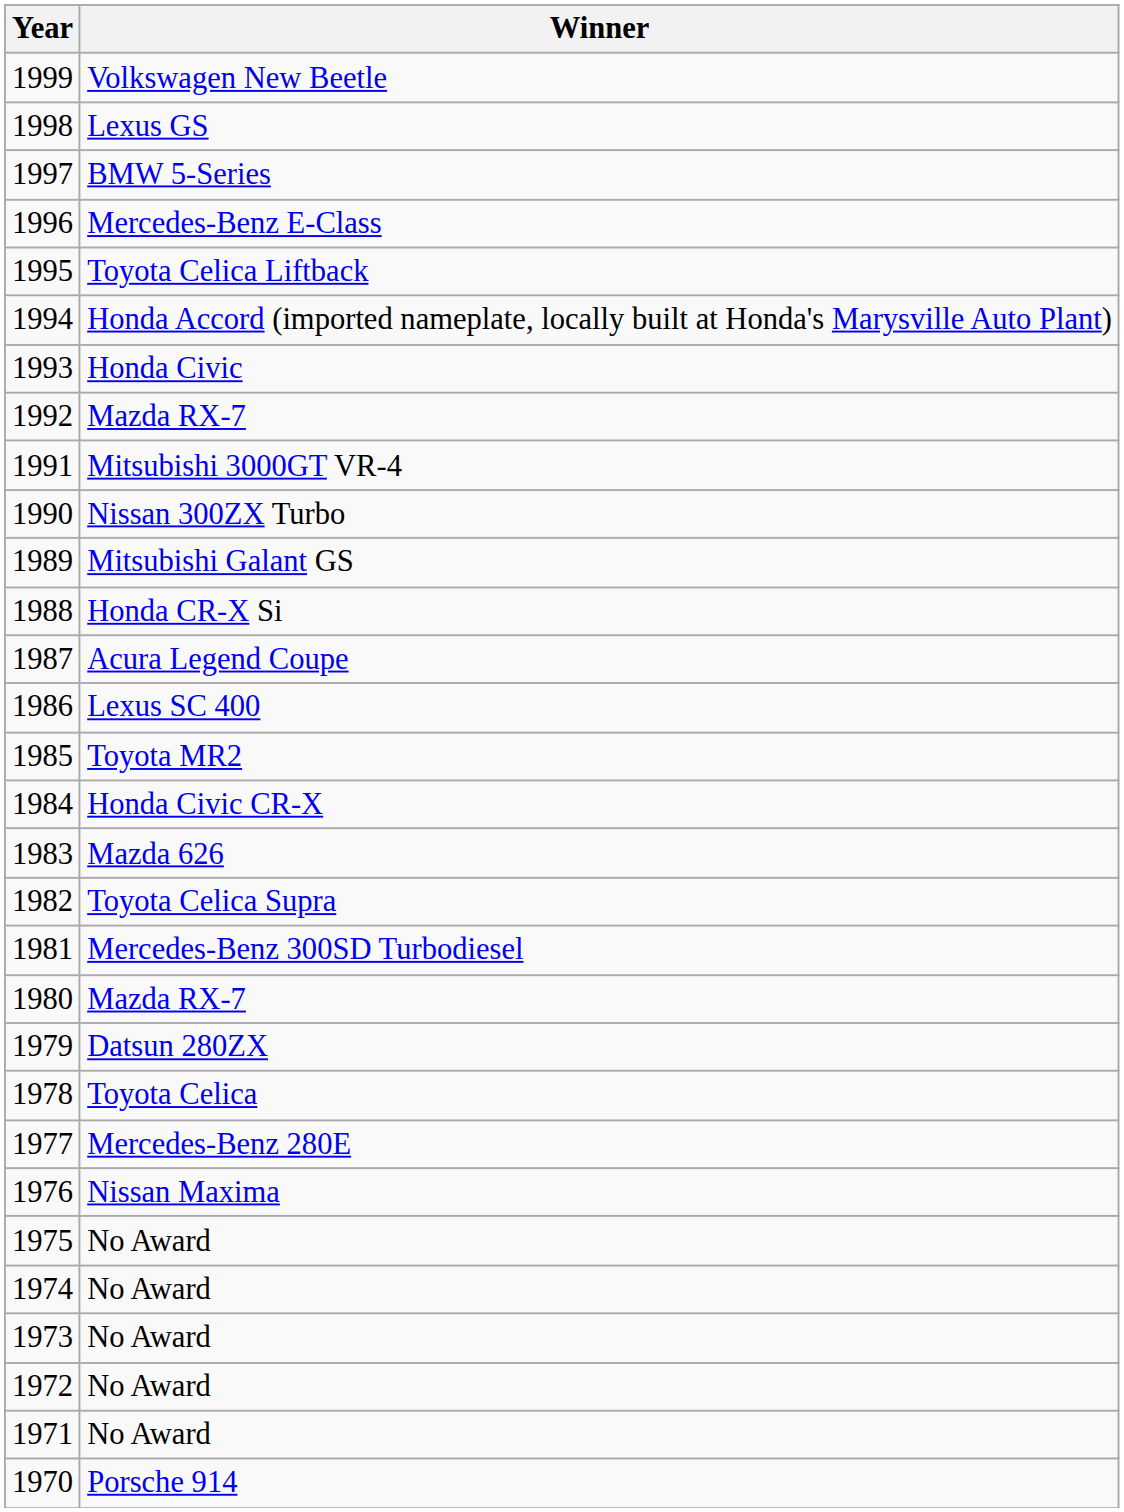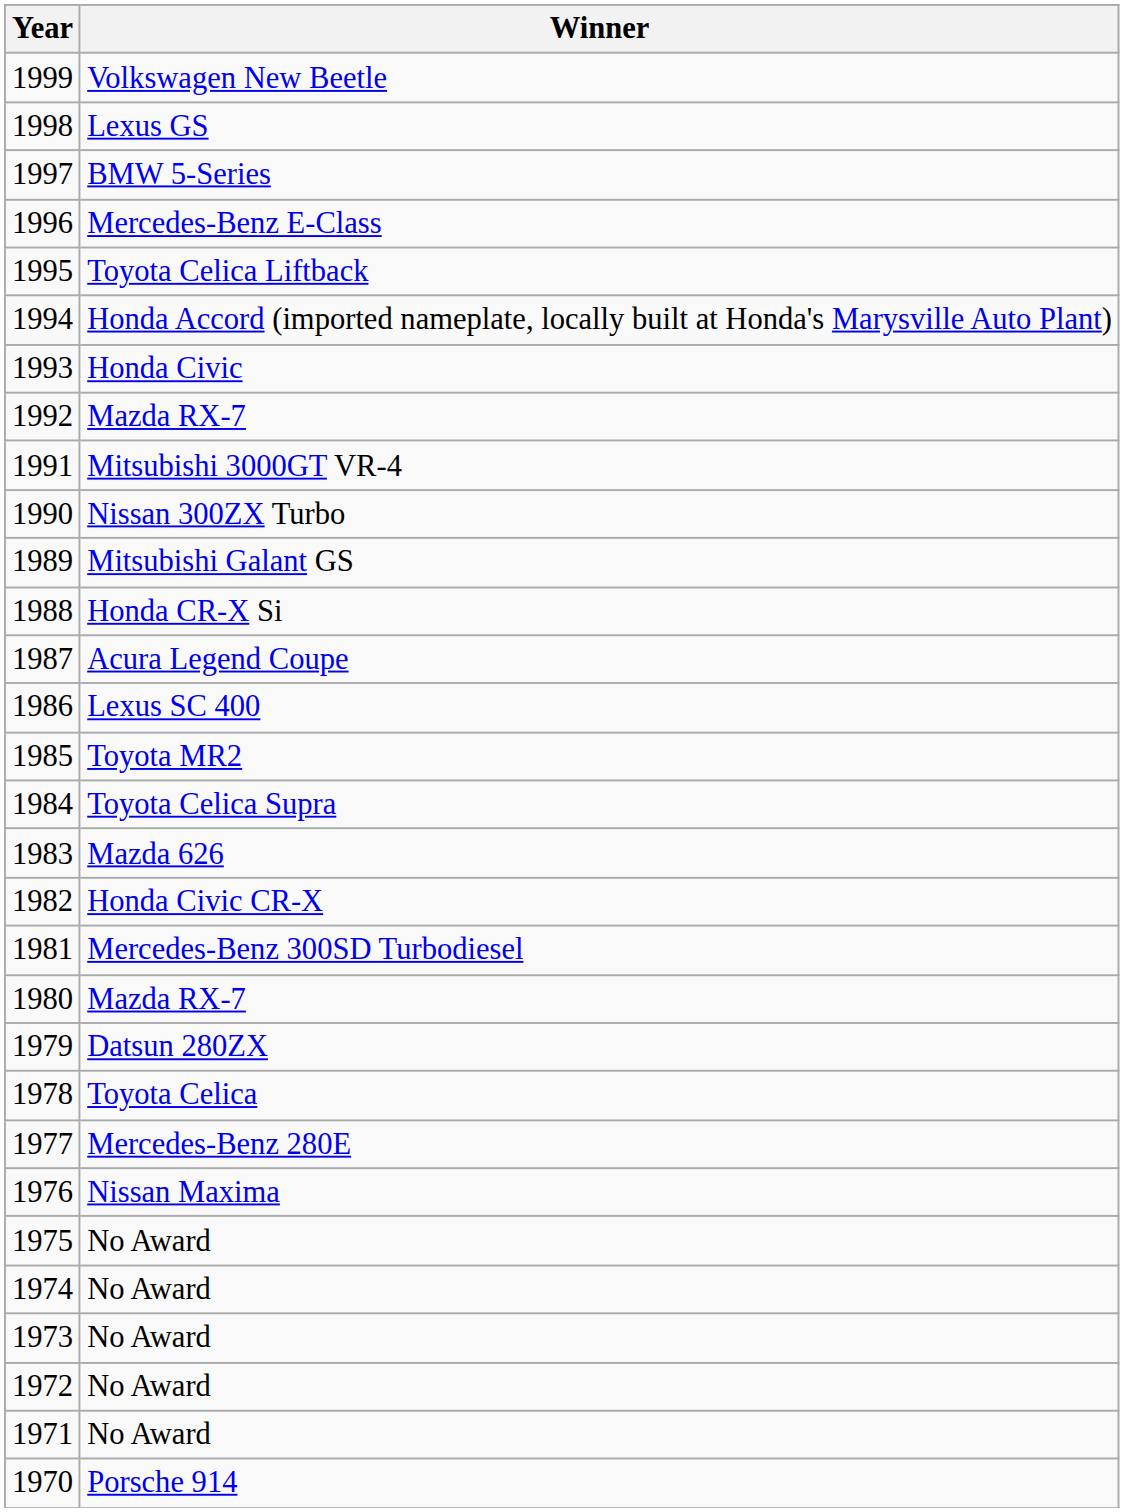(205, 804) Honda Civic CR-X -> (212, 804) Toyota Celica Supra
(212, 901) Toyota Celica Supra -> (205, 901) Honda Civic CR-X
